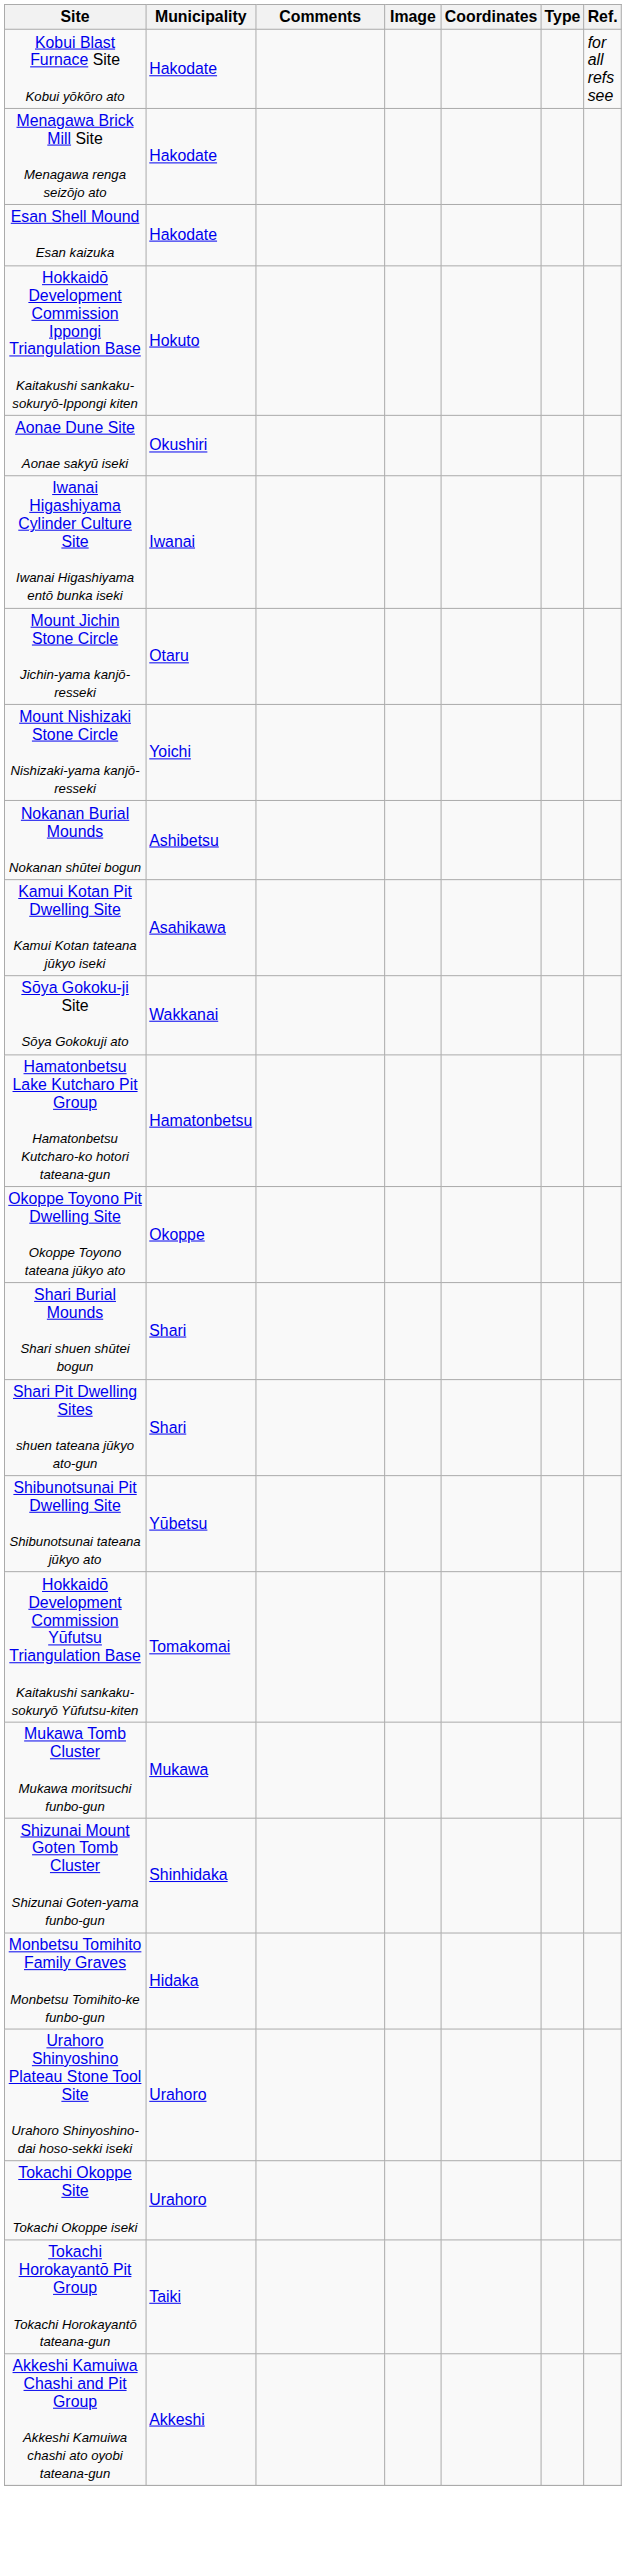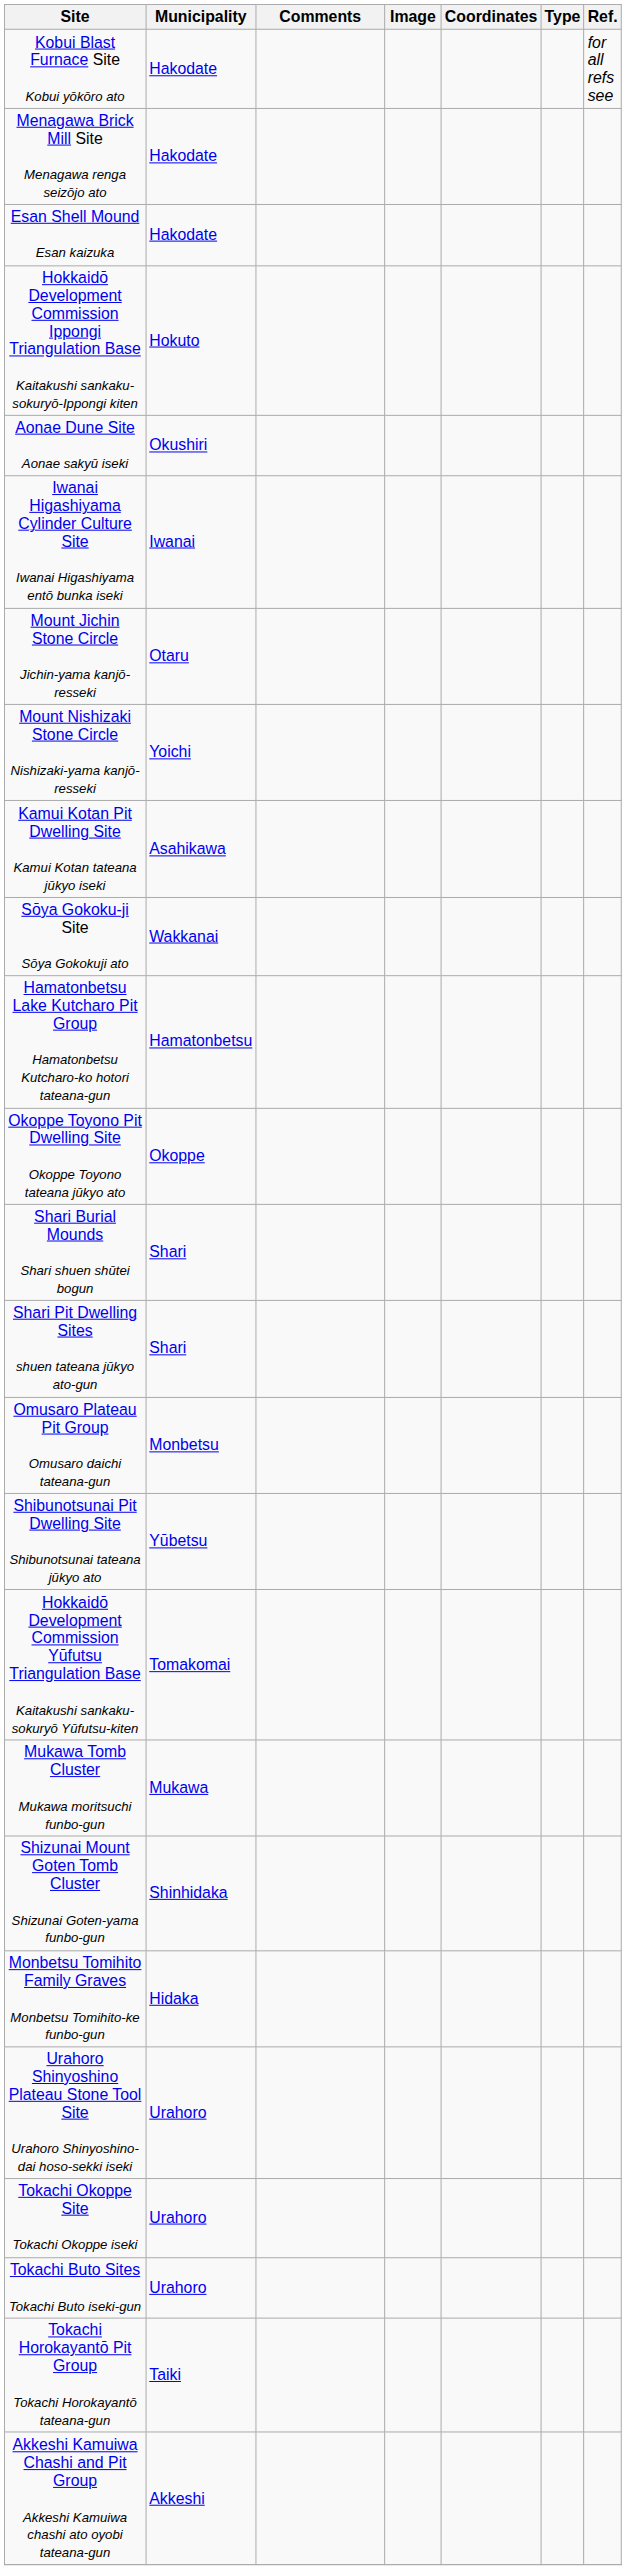- row: (75, 840)
+ row: (75, 1445)
+ row: (75, 2287)
